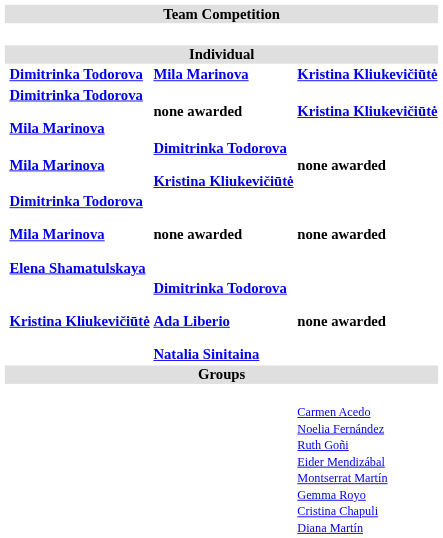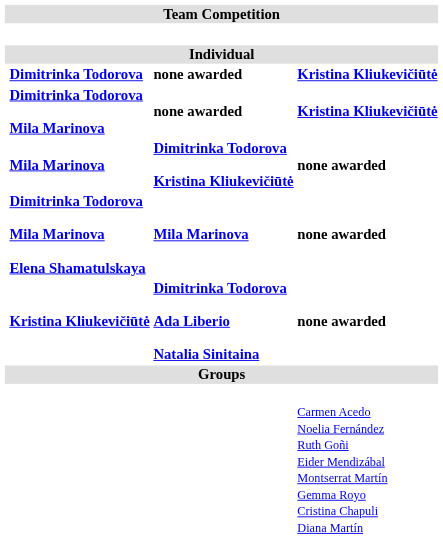(201, 74) Mila Marinova -> (198, 74) none awarded
(198, 234) none awarded -> (201, 234) Mila Marinova
